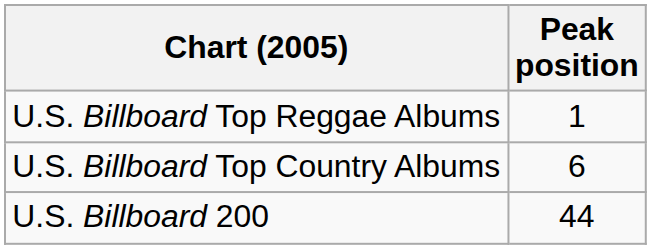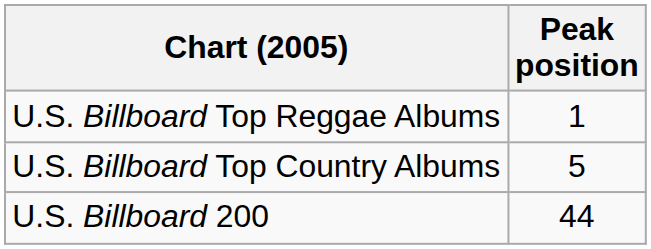(577, 166) 6 -> (577, 166) 5
